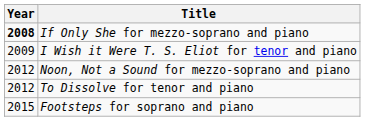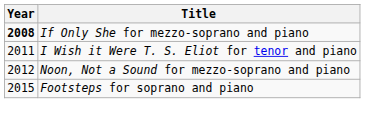(21, 51) 2009 -> (21, 51) 2011
- row: (147, 88)
